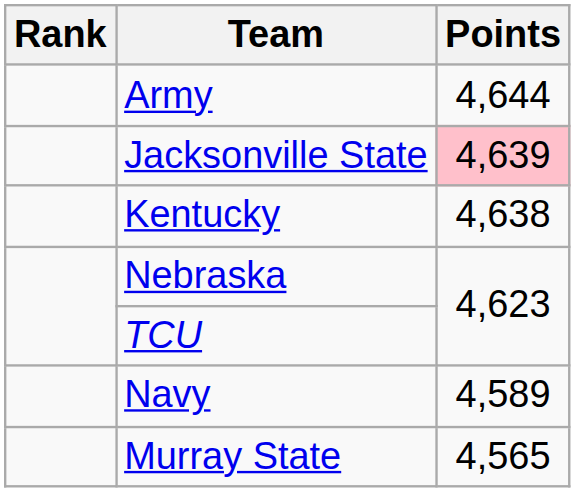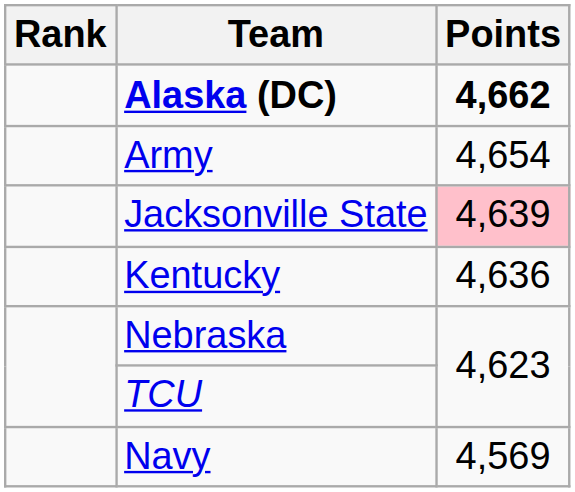+ row: (231, 94)
(503, 94) 4,644 -> (503, 154) 4,654
(503, 214) 4,638 -> (503, 275) 4,636
(503, 395) 4,589 -> (503, 455) 4,569
- row: (233, 455)
